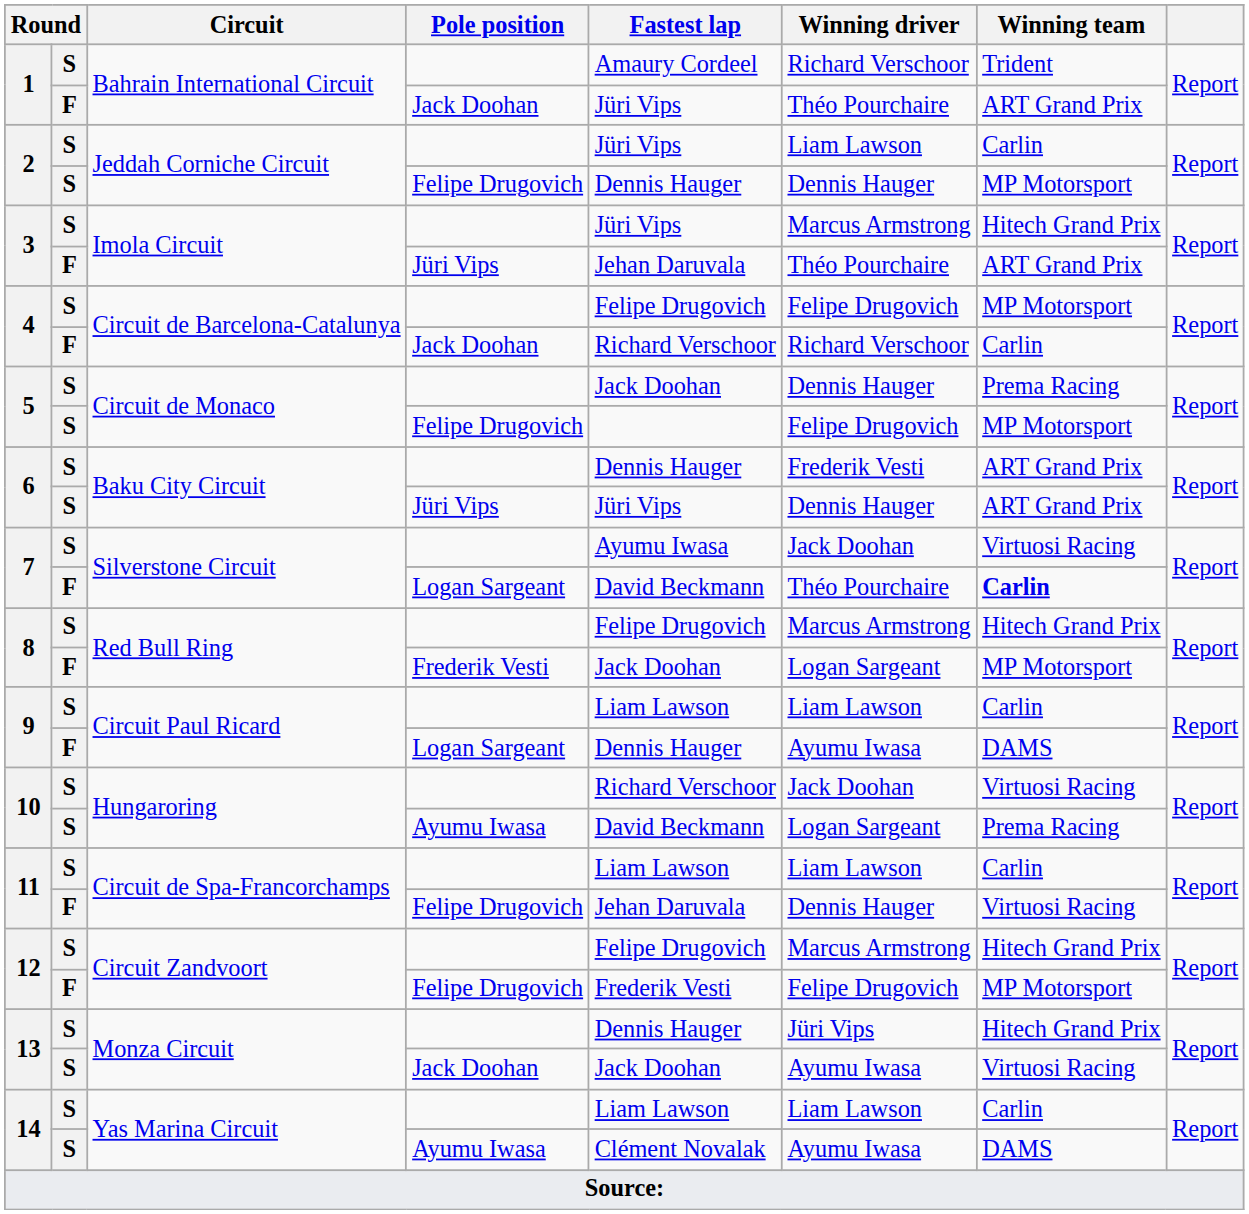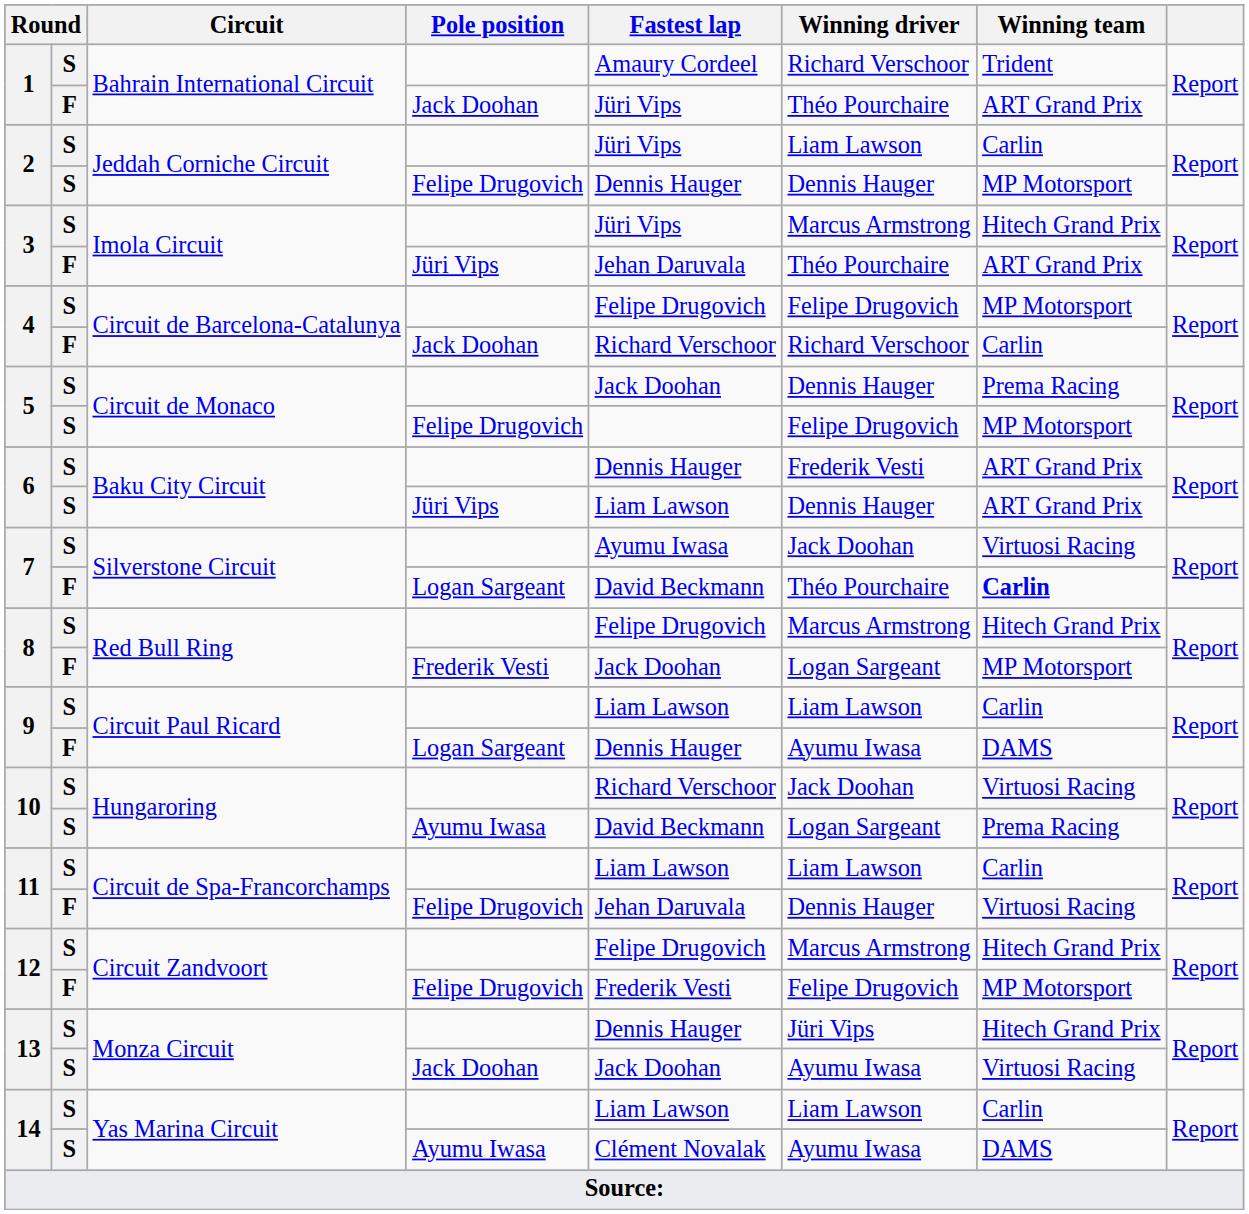(638, 506) Jüri Vips -> (662, 506) Liam Lawson
